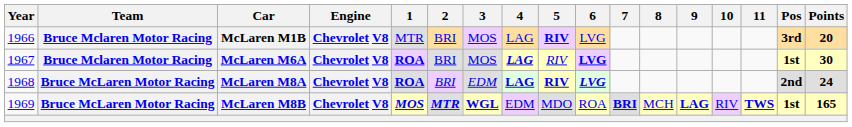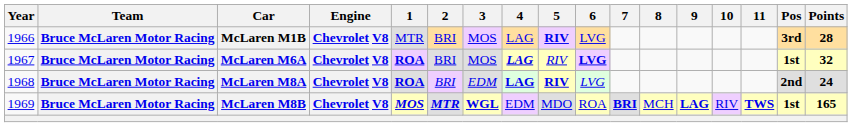(128, 38) Bruce Mclaren Motor Racing -> (128, 38) Bruce McLaren Motor Racing
(826, 38) 20 -> (826, 38) 28
(128, 60) Bruce Mclaren Motor Racing -> (128, 60) Bruce McLaren Motor Racing
(826, 60) 30 -> (826, 60) 32
(593, 82) bold -> (593, 82) normal
